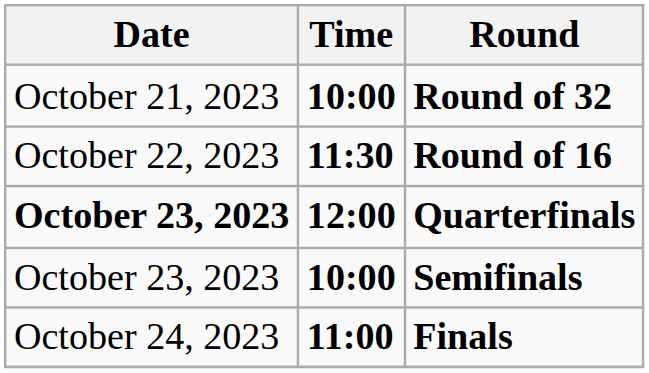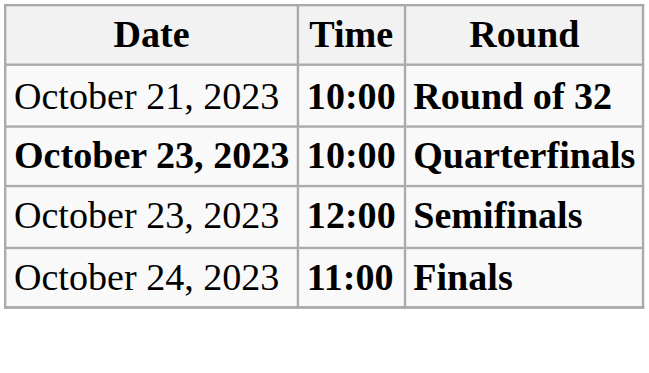- row: (513, 155)
(351, 215) 12:00 -> (351, 155) 10:00
(351, 276) 10:00 -> (351, 215) 12:00
